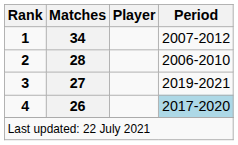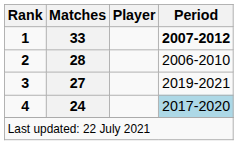(78, 38) 34 -> (78, 38) 33
(196, 38) normal -> (196, 38) bold
(78, 106) 26 -> (78, 106) 24
